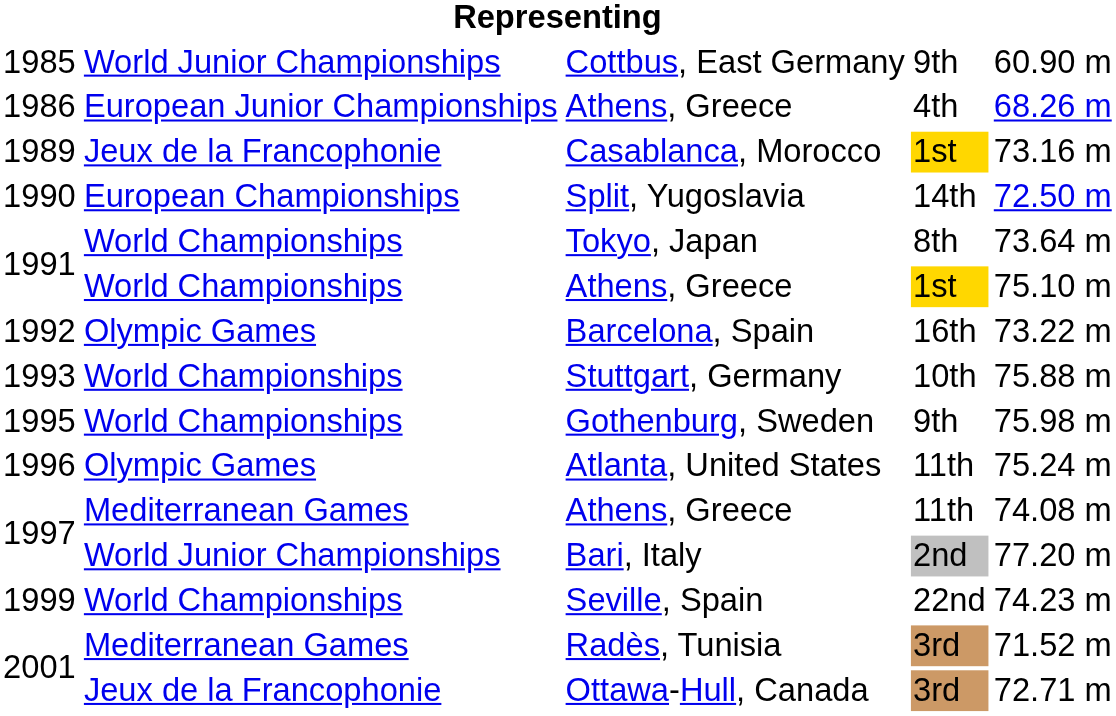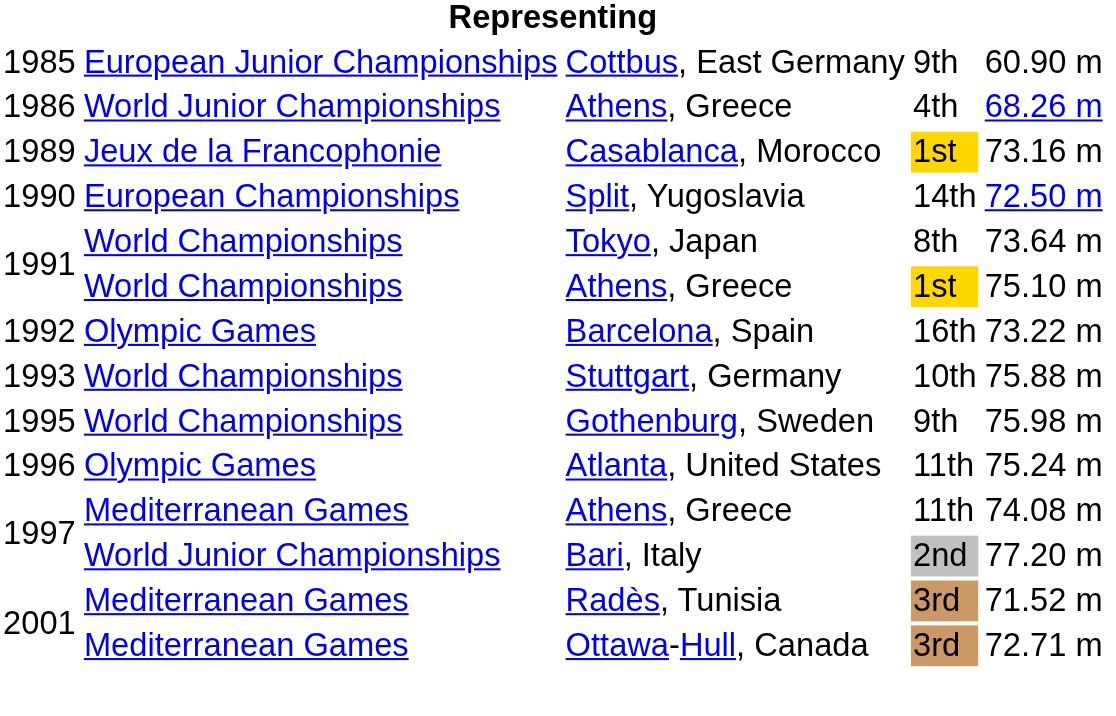(292, 61) World Junior Championships -> (321, 61) European Junior Championships
(321, 106) European Junior Championships -> (292, 106) World Junior Championships
- row: (39, 600)
(263, 690) Jeux de la Francophonie -> (246, 645) Mediterranean Games
